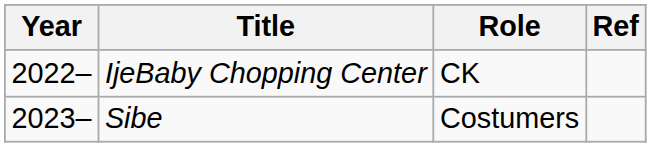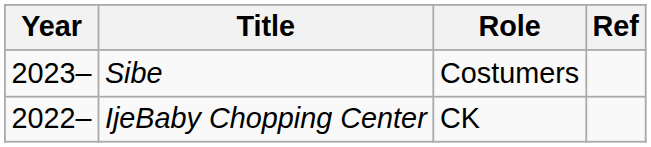rows swapped: (266, 73) <-> (134, 118)
